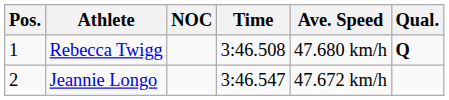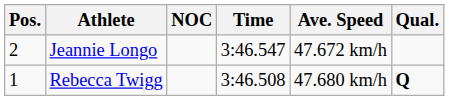rows swapped: (106, 50) <-> (103, 80)
